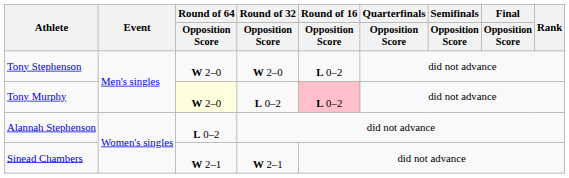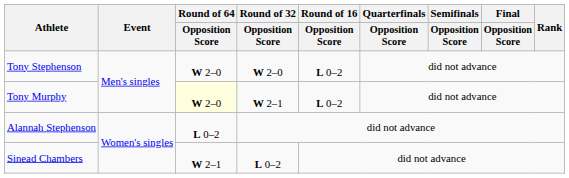(268, 103) L 0–2 -> (268, 103) W 2–1
(329, 103) pink background -> (329, 103) no background
(268, 164) W 2–1 -> (268, 164) L 0–2
